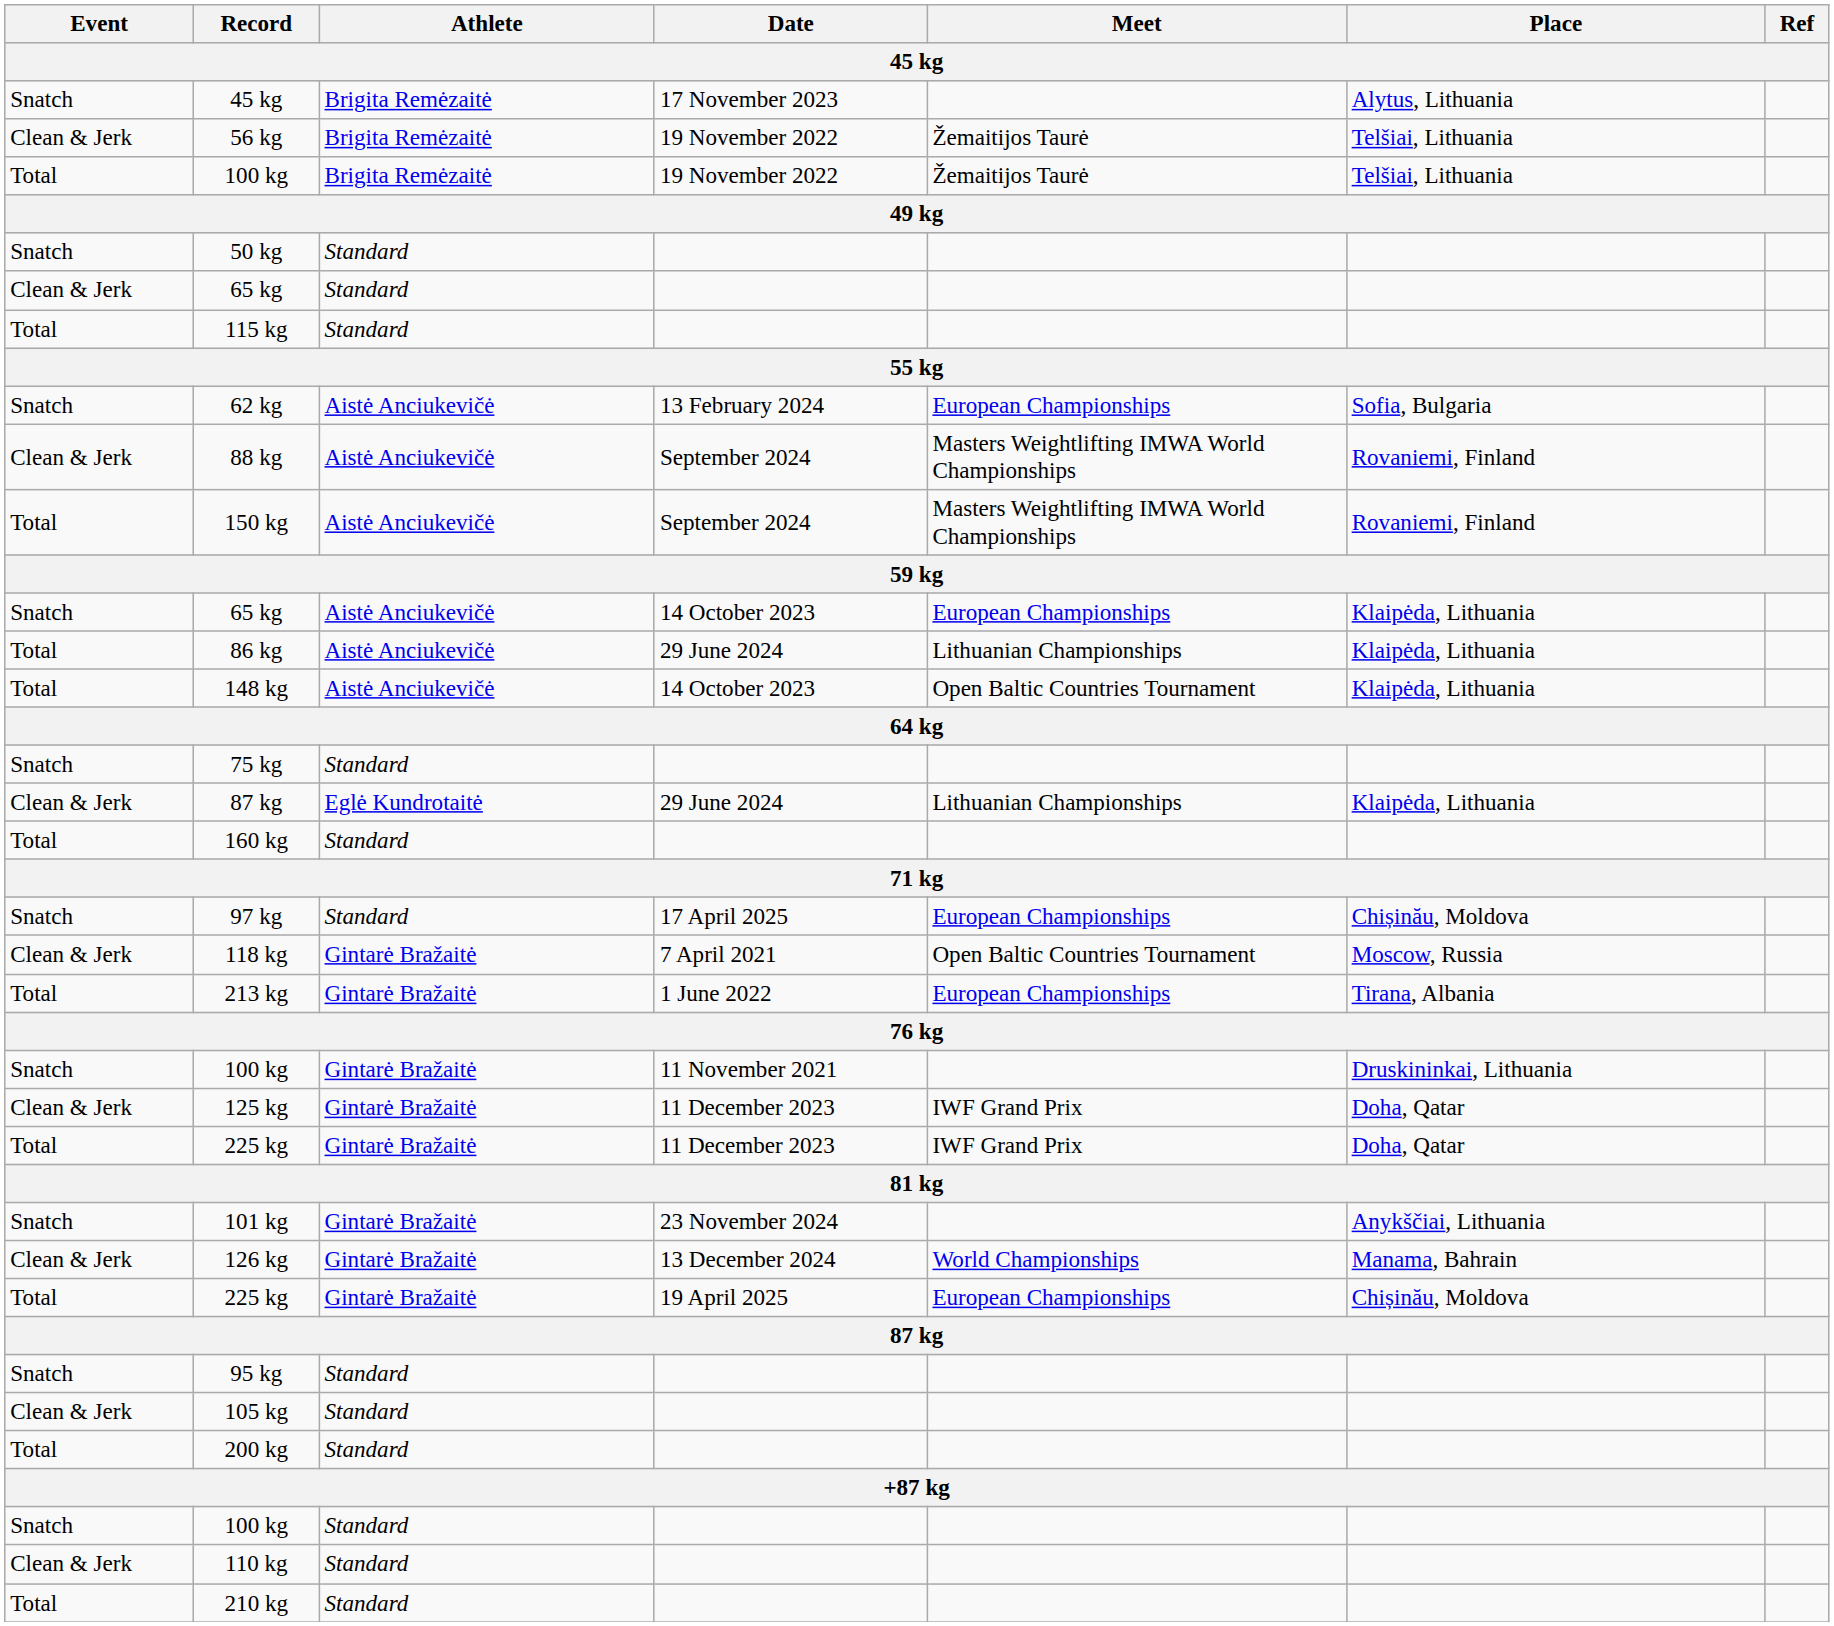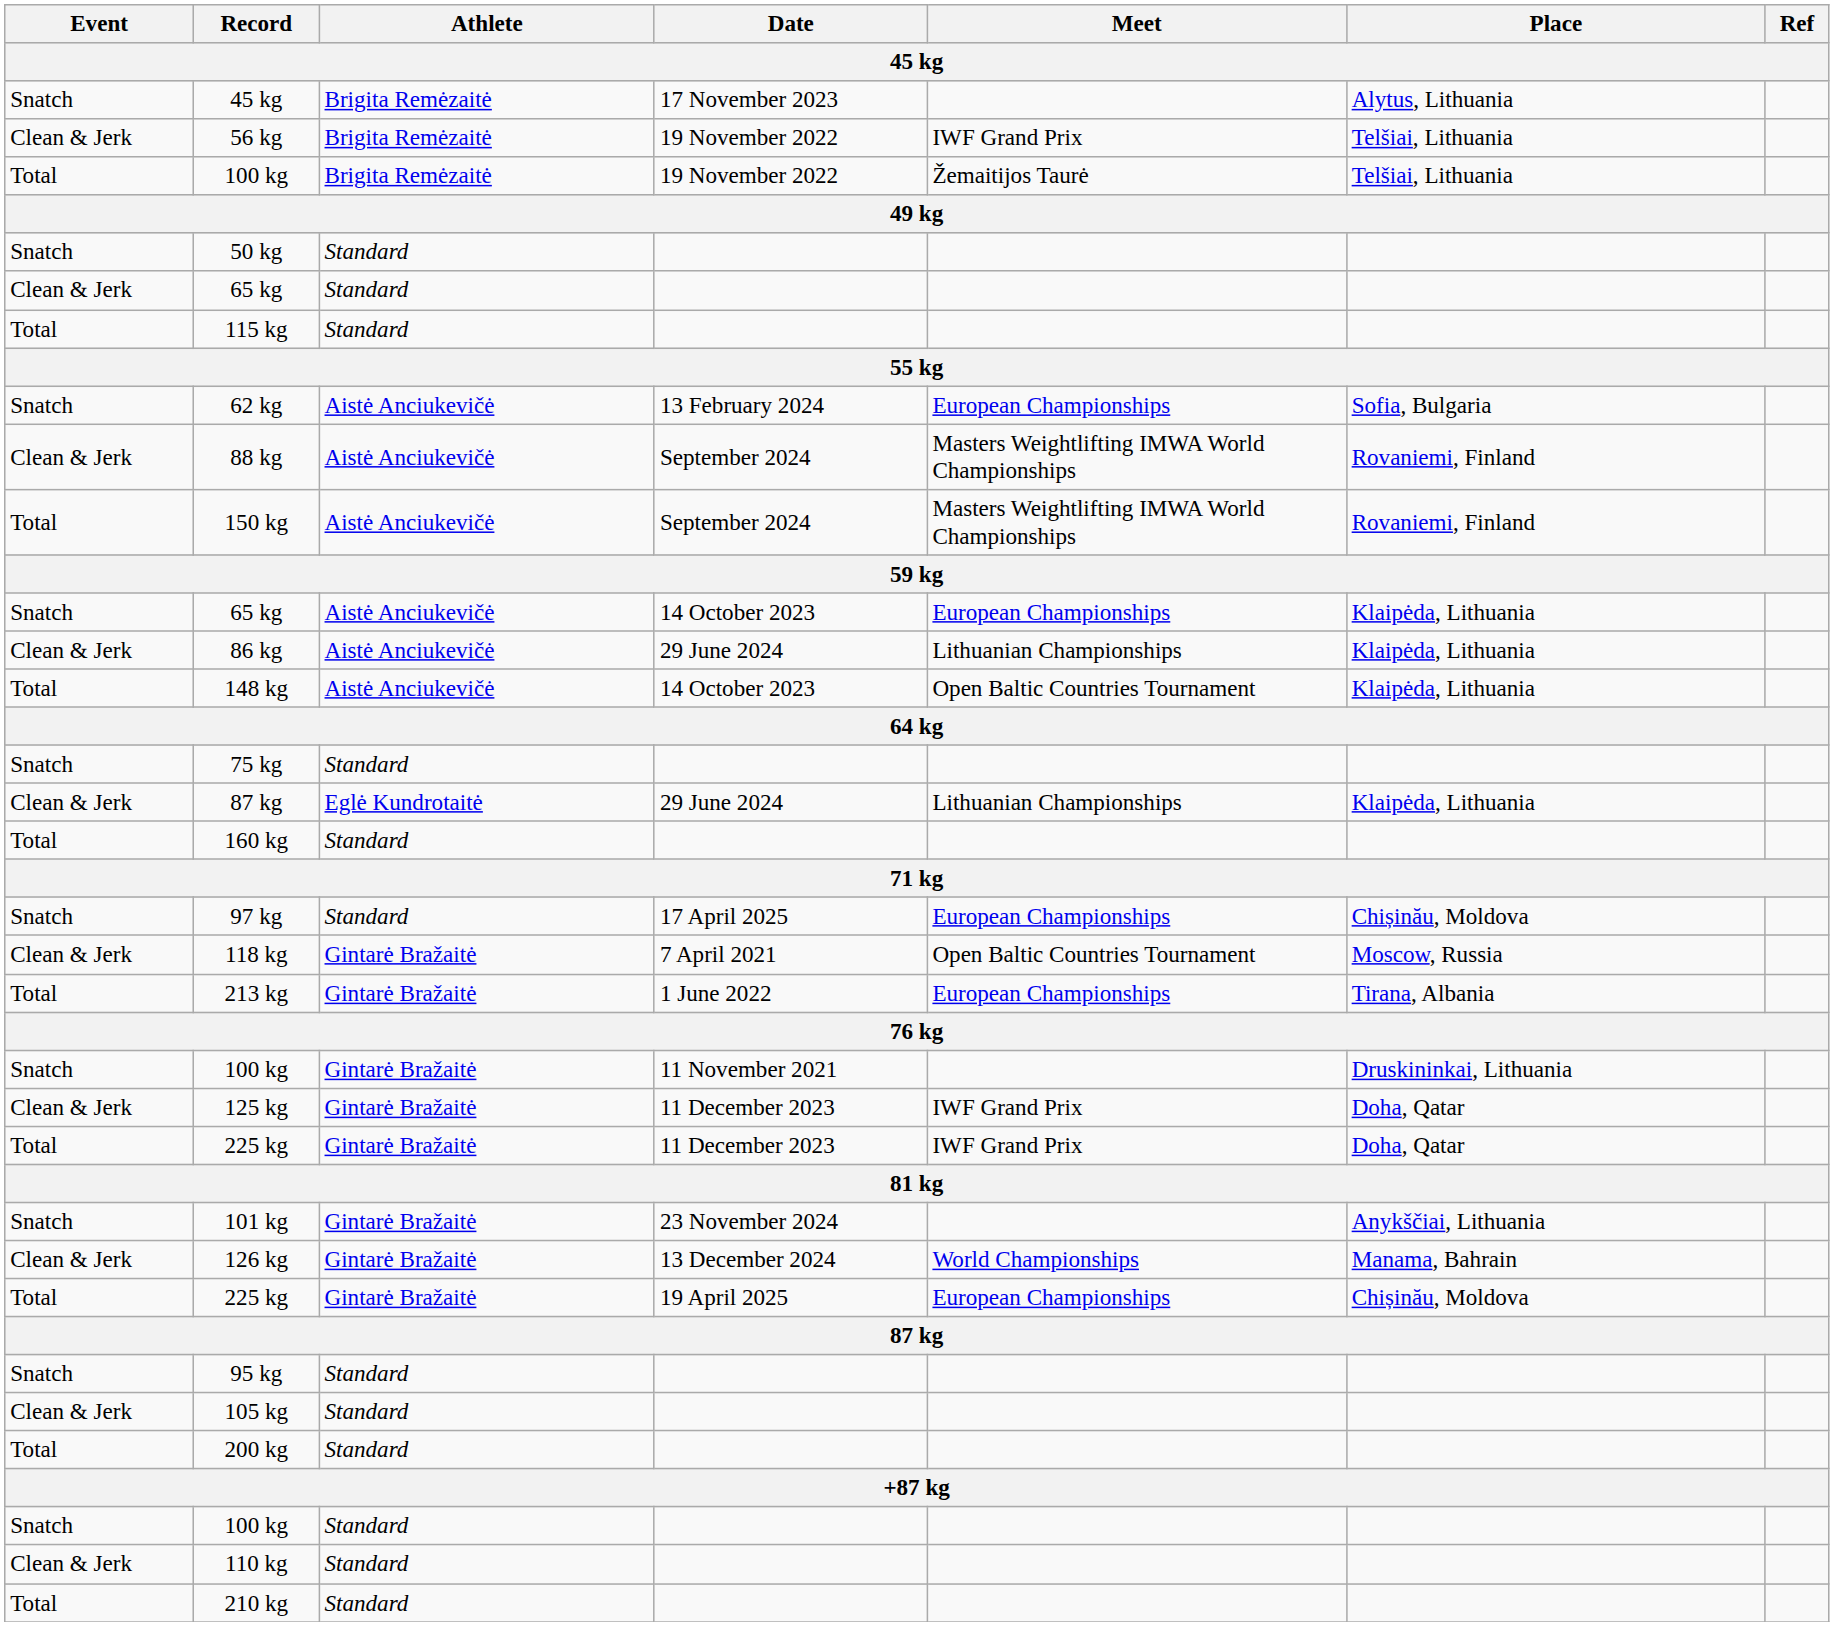(1011, 138) Žemaitijos Taurė -> (1007, 138) IWF Grand Prix
(34, 649) Total -> (71, 649) Clean & Jerk
